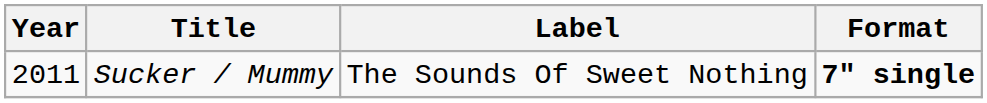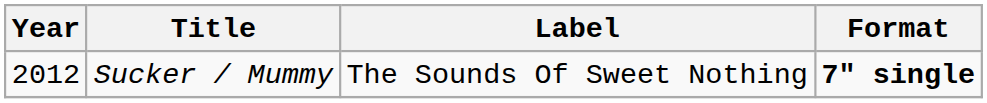(46, 75) 2011 -> (46, 75) 2012
